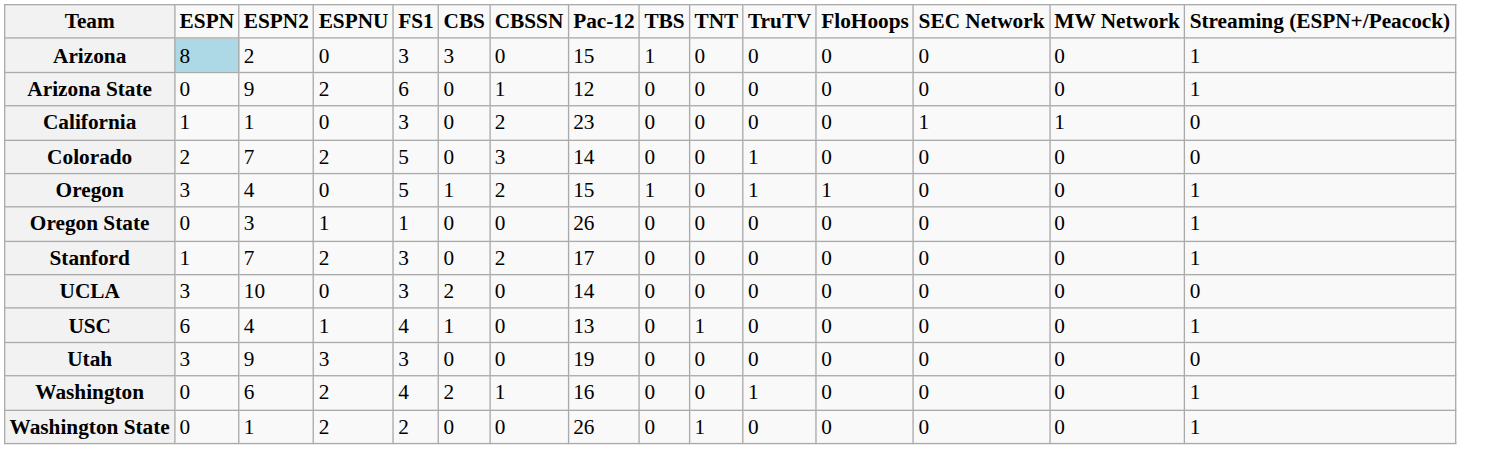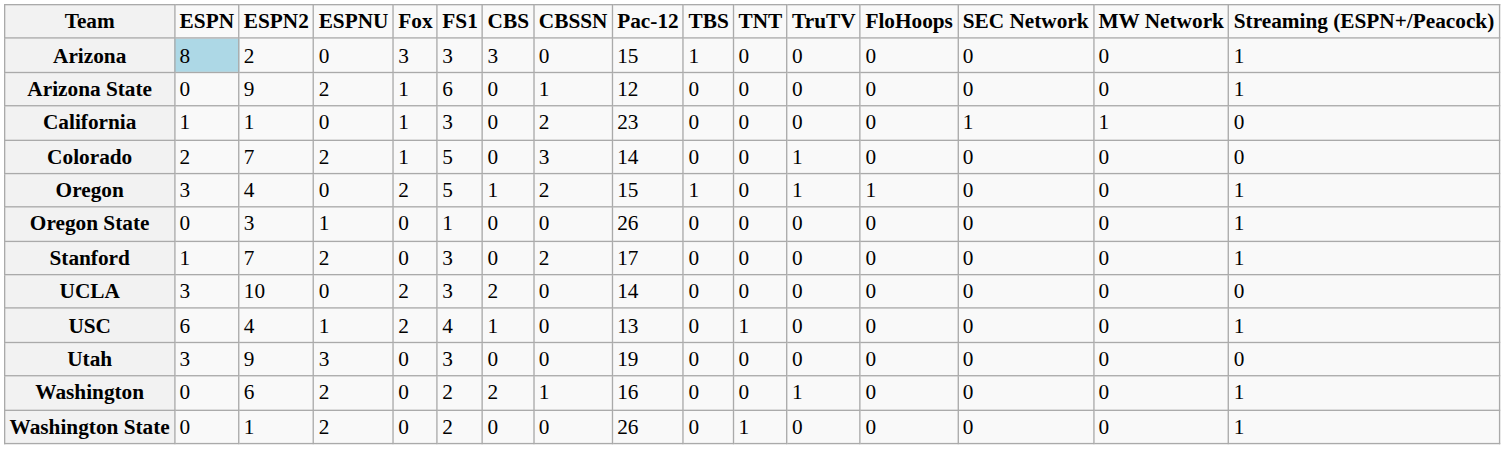+ column: (415, 21)
(404, 392) 4 -> (448, 392) 2
